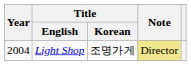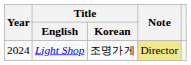(18, 50) 2004 -> (18, 50) 2024
